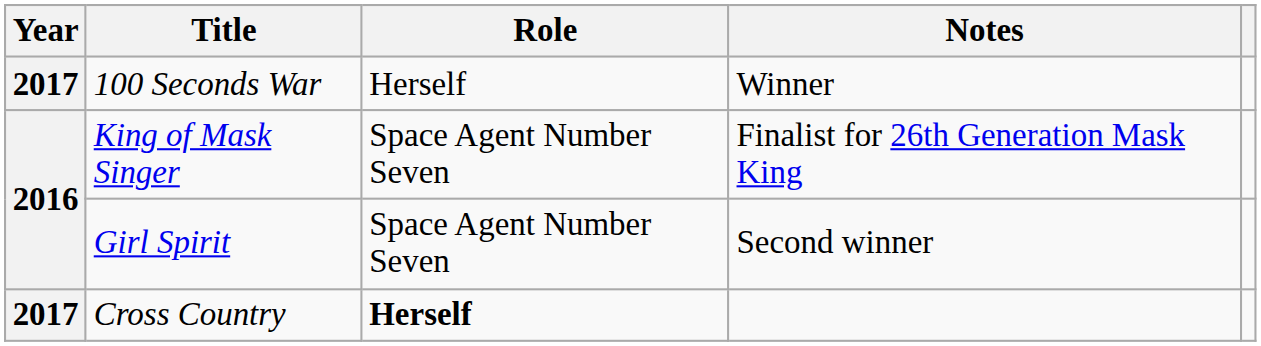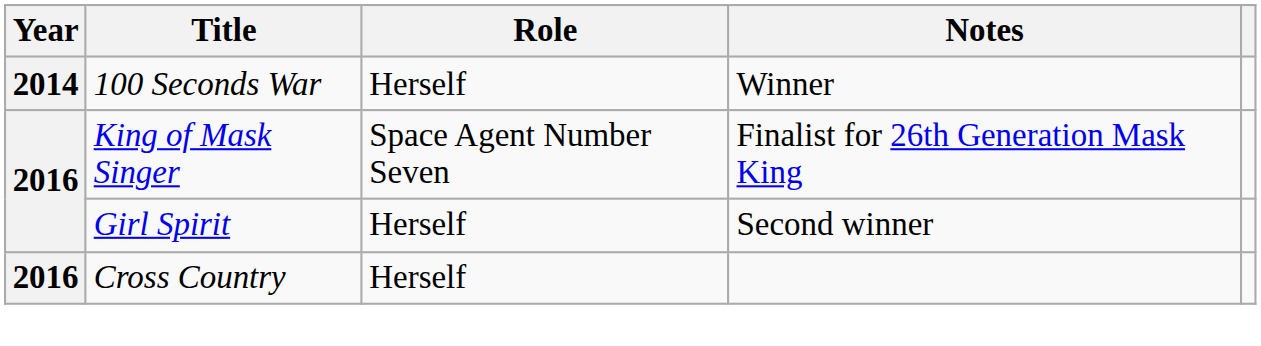(46, 82) 2017 -> (46, 82) 2014
(510, 243) Space Agent Number Seven -> (418, 224) Herself
(46, 313) 2017 -> (46, 276) 2016
(420, 313) bold -> (418, 276) normal
